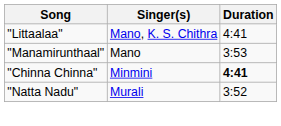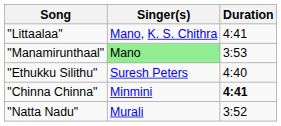(125, 53) no background -> (125, 53) lightgreen background
+ row: (52, 73)
